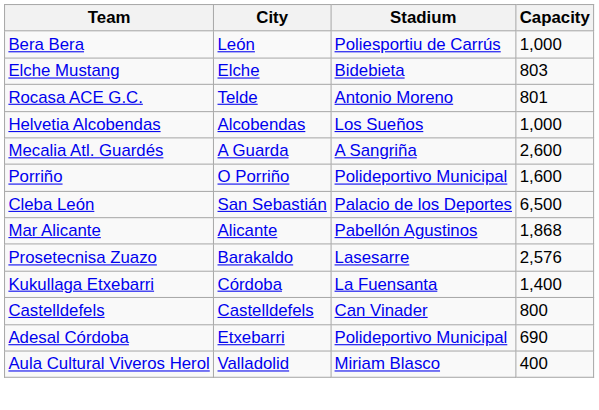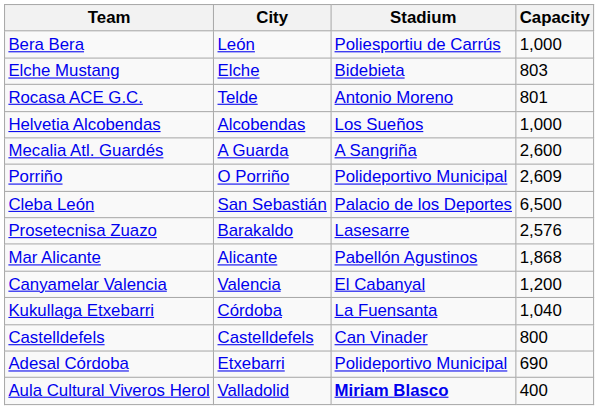(541, 177) 1,600 -> (541, 177) 2,609
rows swapped: (83, 257) <-> (55, 230)
+ row: (88, 284)
(541, 284) 1,400 -> (541, 310) 1,040
(387, 364) normal -> (392, 390) bold
